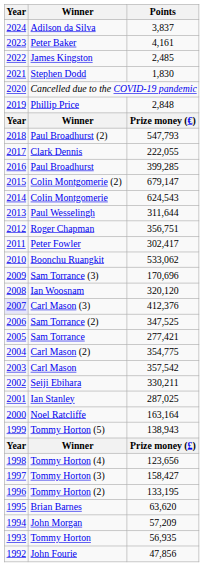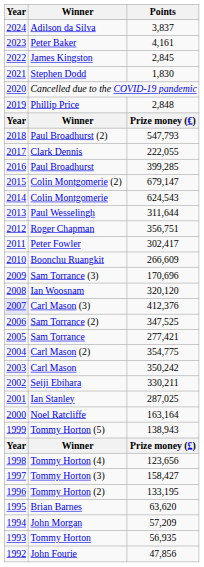(163, 58) 2,485 -> (163, 58) 2,845
(163, 259) 533,062 -> (163, 259) 266,609
(163, 368) 357,542 -> (163, 368) 350,242
